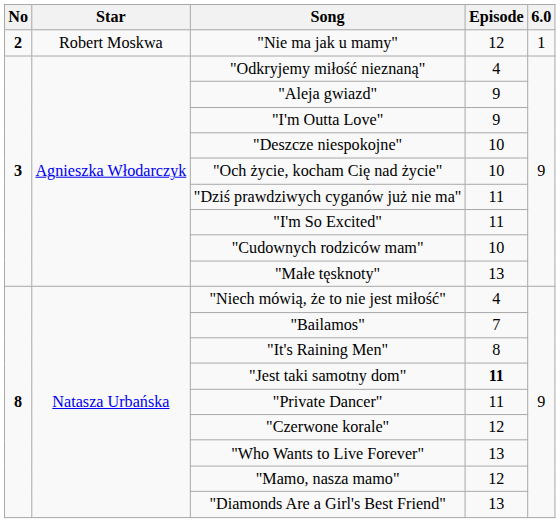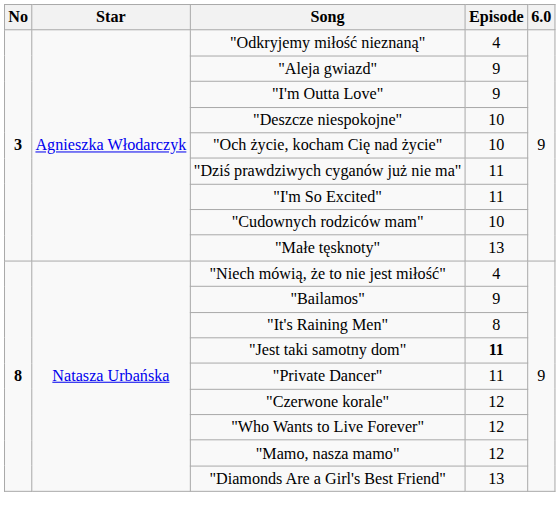- row: (328, 42)
(496, 324) 7 -> (496, 299) 9
(496, 453) 13 -> (496, 427) 12
